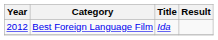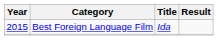(17, 27) 2012 -> (17, 27) 2015
